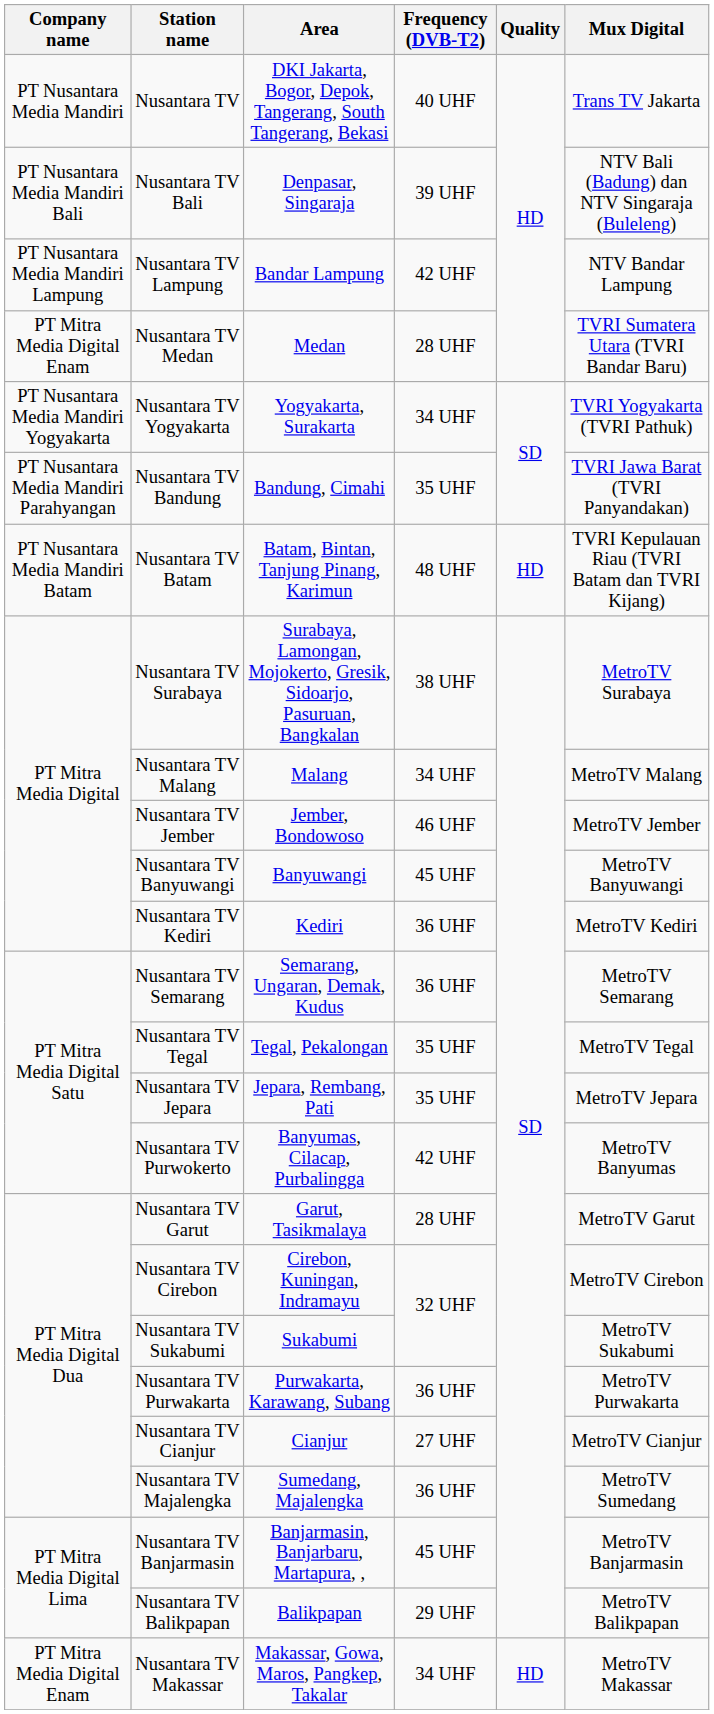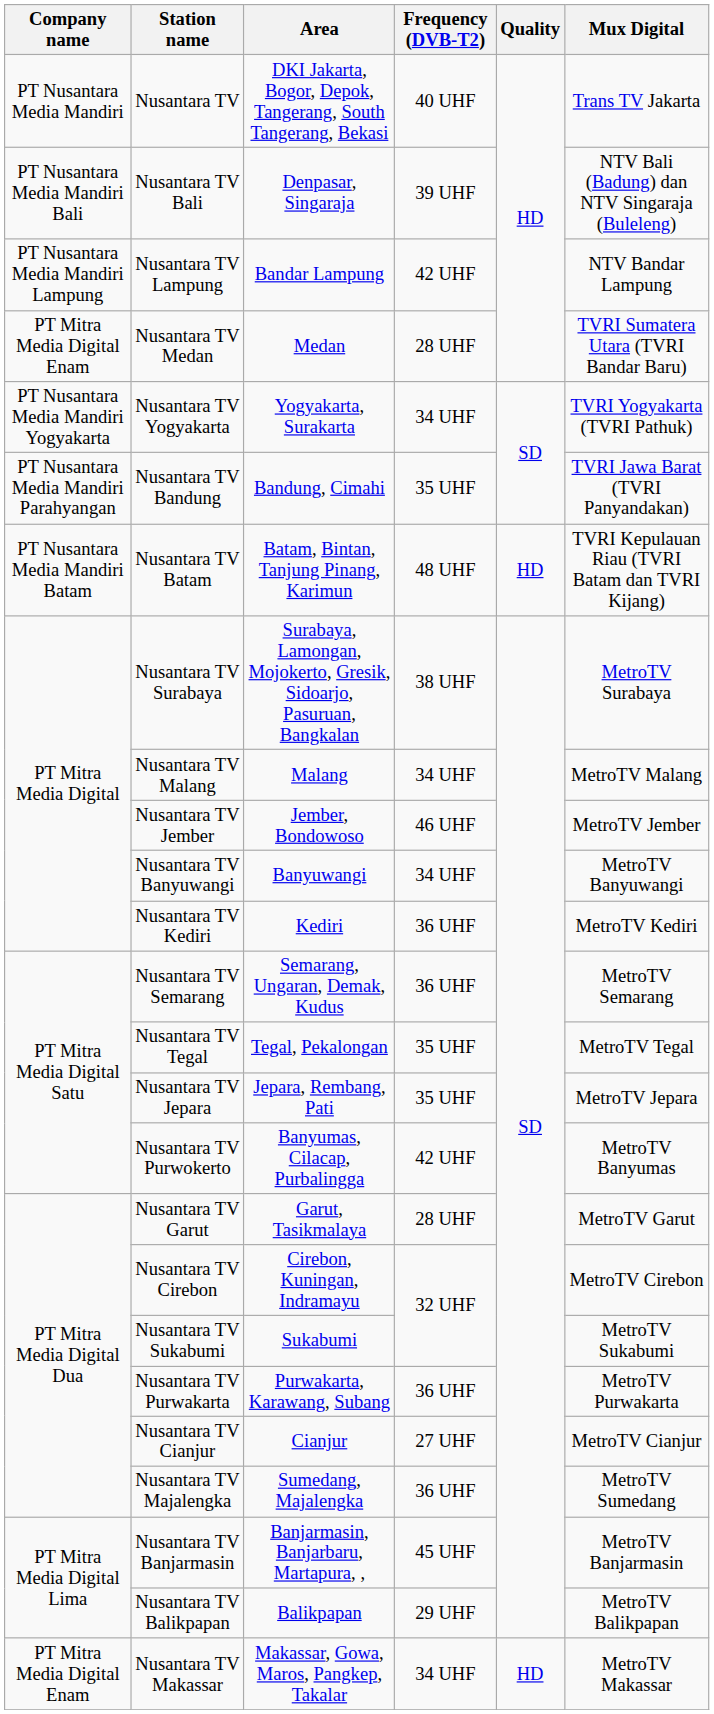(445, 875) 45 UHF -> (445, 875) 34 UHF
